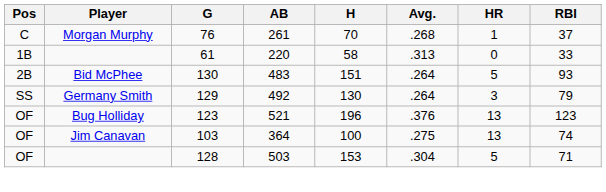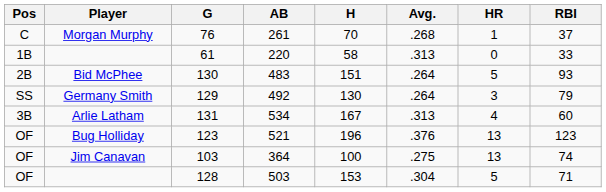+ row: (279, 116)
